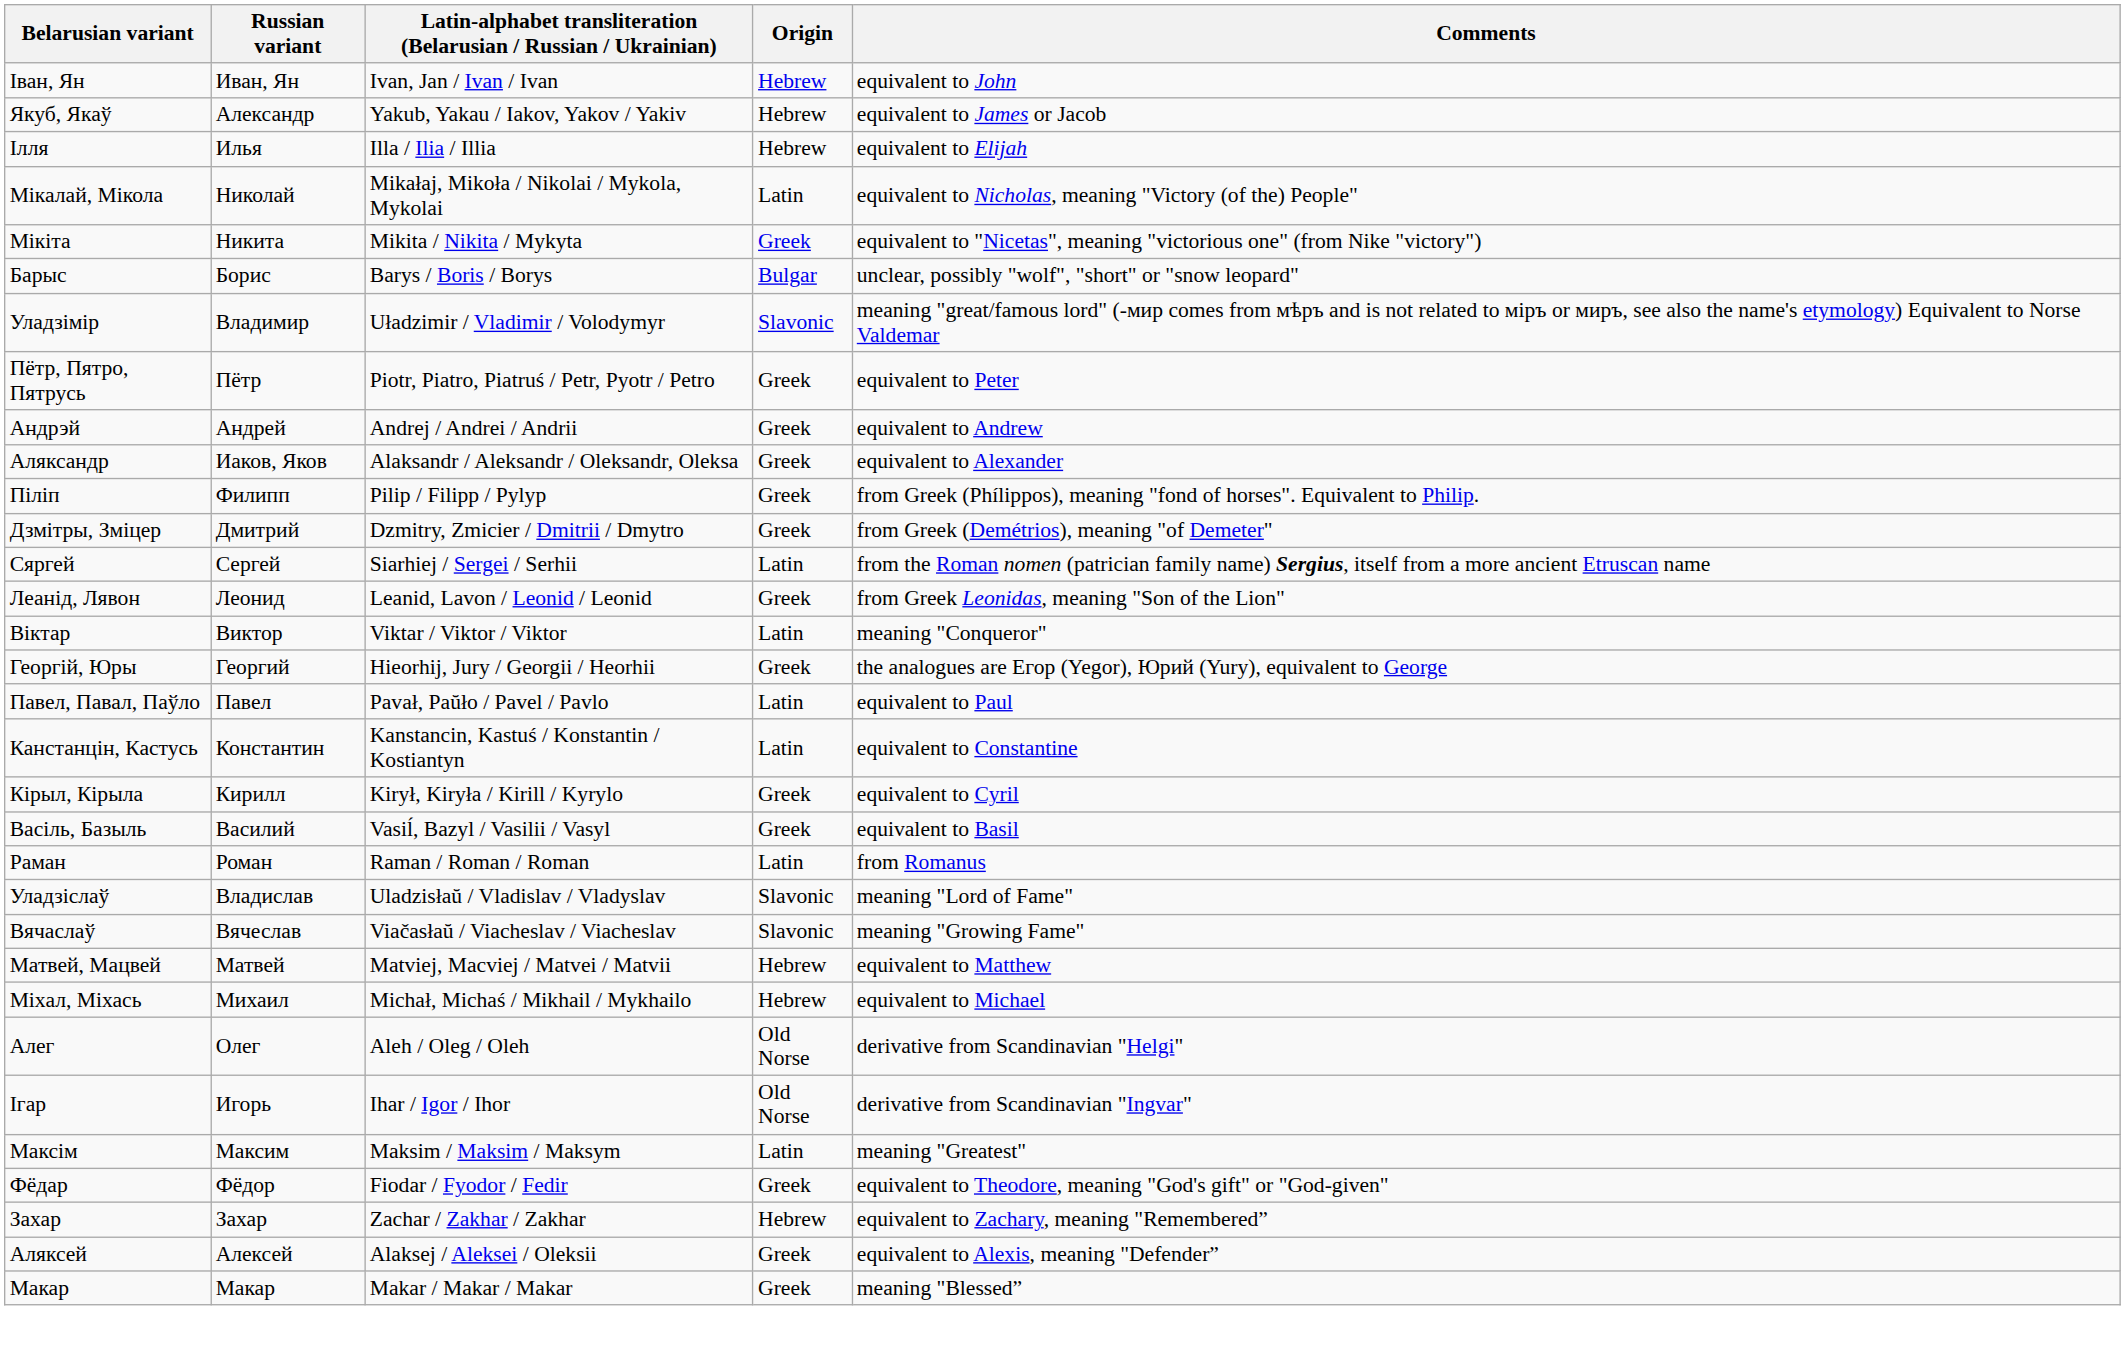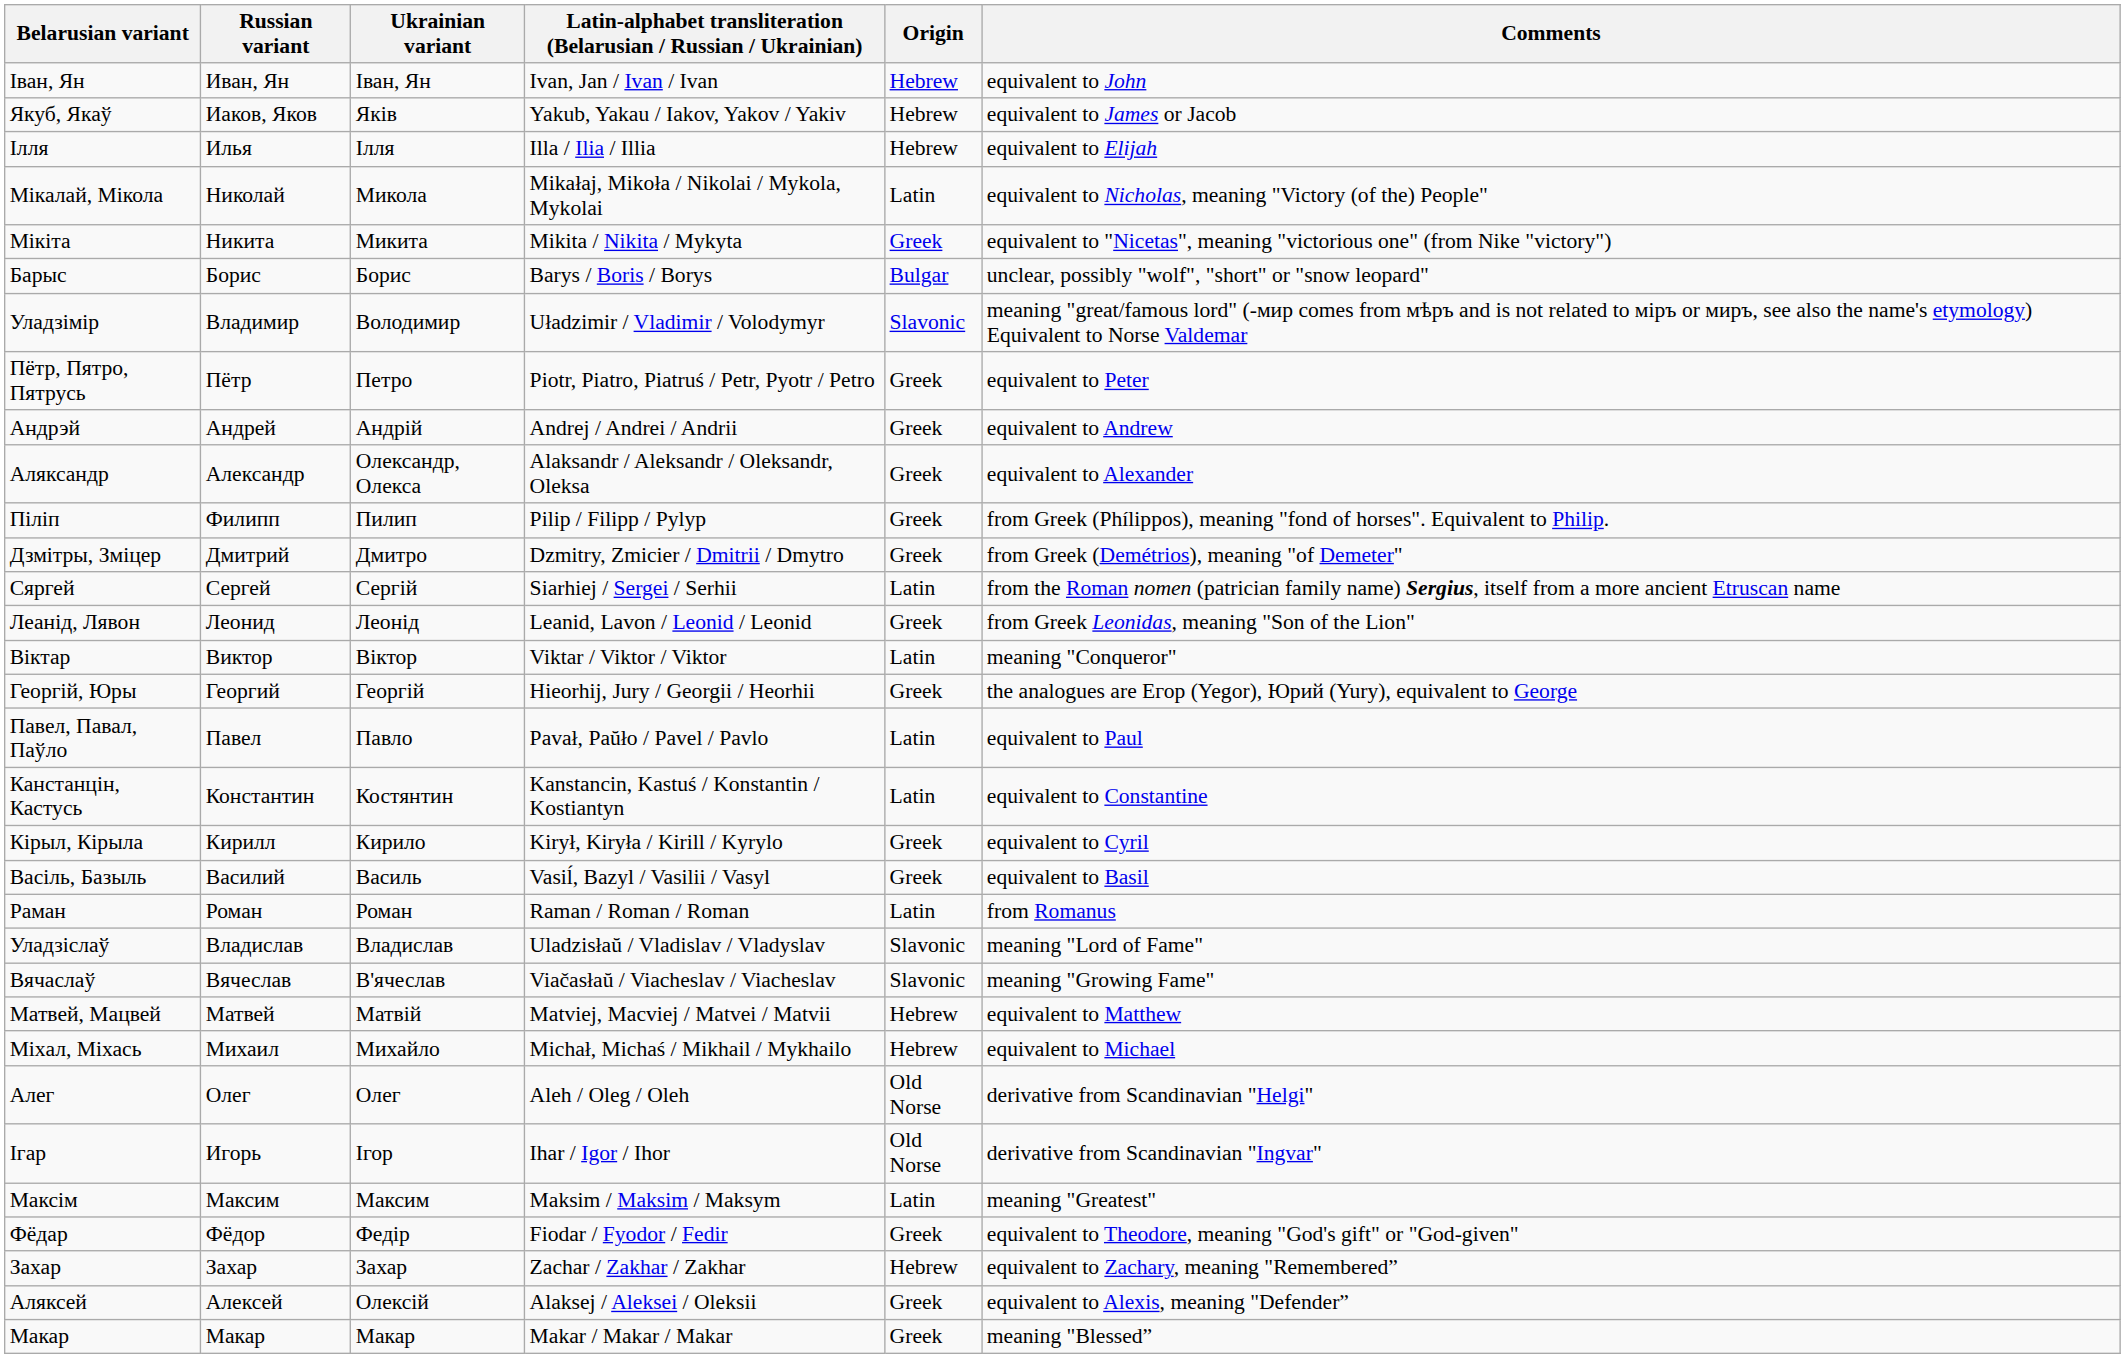+ column: (438, 33)
(265, 114) Александр -> (261, 114) Иаков, Яков
(271, 461) Иаков, Яков -> (255, 473) Александр
